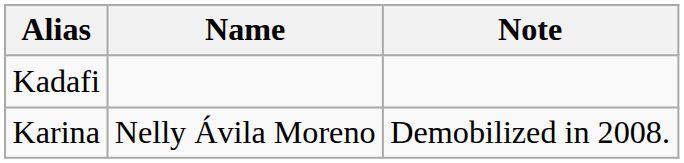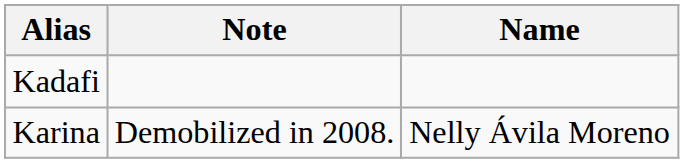columns swapped: (245, 30) <-> (530, 30)
